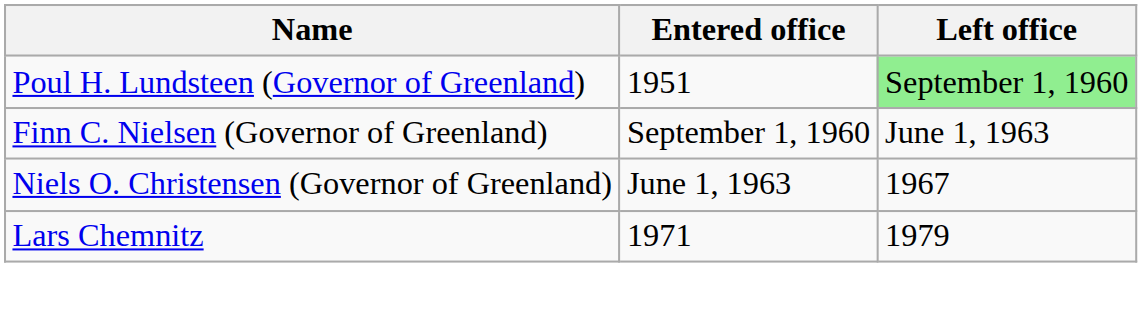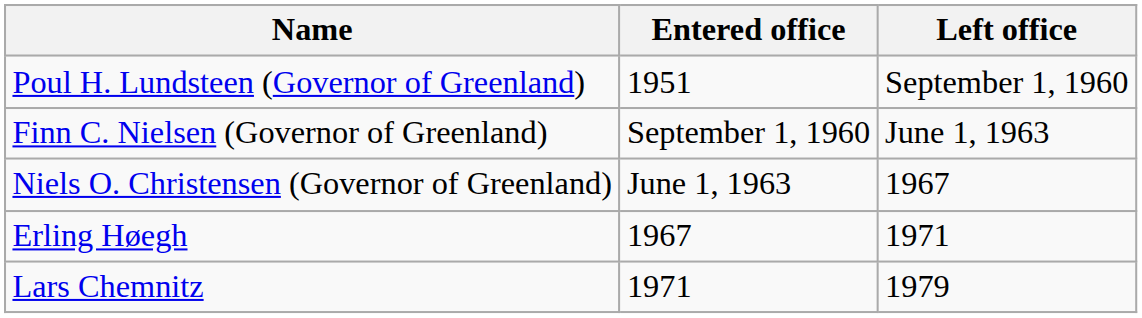(1007, 81) lightgreen background -> (1007, 81) no background
+ row: (100, 235)
